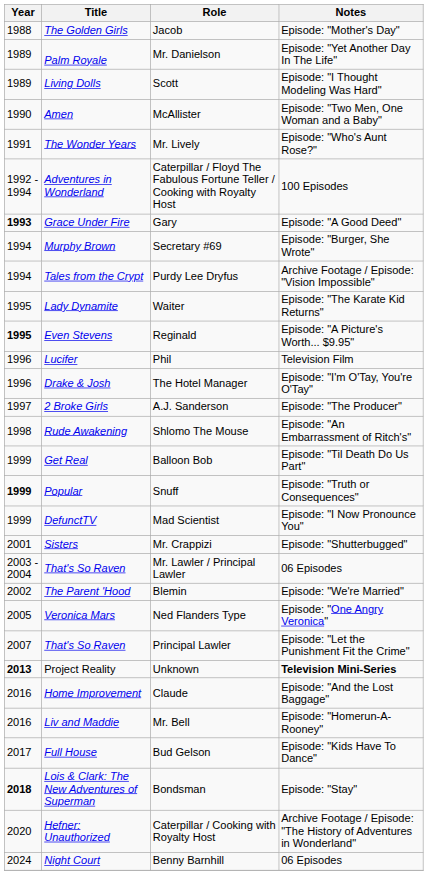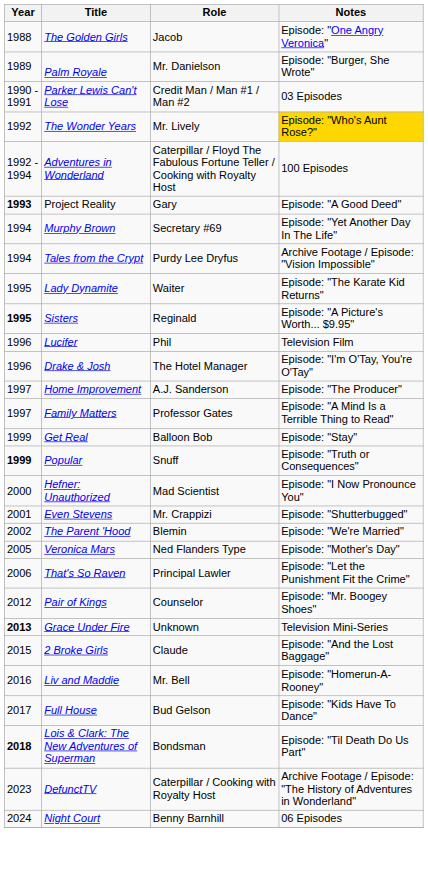(340, 30) Episode: "Mother's Day" -> (332, 36) Episode: "One Angry Veronica"
(346, 54) Episode: "Yet Another Day In The Life" -> (335, 66) Episode: "Burger, She Wrote"
- row: (165, 84)
- row: (177, 114)
+ row: (206, 96)
(19, 144) 1991 -> (19, 126) 1992
(334, 144) no background -> (334, 126) gold background
(87, 222) Grace Under Fire -> (80, 205) Project Reality
(335, 246) Episode: "Burger, She Wrote" -> (346, 228) Episode: "Yet Another Day In The Life"
(78, 336) Even Stevens -> (61, 318) Sisters
(76, 407) 2 Broke Girls -> (93, 389) Home Improvement
+ row: (193, 413)
- row: (201, 431)
(345, 461) Episode: "Til Death Do Us Part" -> (319, 437) Episode: "Stay"
(19, 520) 1999 -> (19, 490) 2000
(70, 520) DefunctTV -> (77, 490) Hefner: Unauthorized
(61, 544) Sisters -> (78, 514) Even Stevens
- row: (204, 568)
(332, 615) Episode: "One Angry Veronica" -> (340, 549) Episode: "Mother's Day"
(19, 645) 2007 -> (19, 573) 2006
+ row: (178, 603)
(80, 669) Project Reality -> (87, 627) Grace Under Fire
(339, 669) bold -> (335, 627) normal
(19, 693) 2016 -> (19, 650) 2015
(93, 693) Home Improvement -> (76, 650) 2 Broke Girls
(319, 789) Episode: "Stay" -> (345, 746) Episode: "Til Death Do Us Part"
(19, 831) 2020 -> (19, 789) 2023
(77, 831) Hefner: Unauthorized -> (70, 789) DefunctTV
